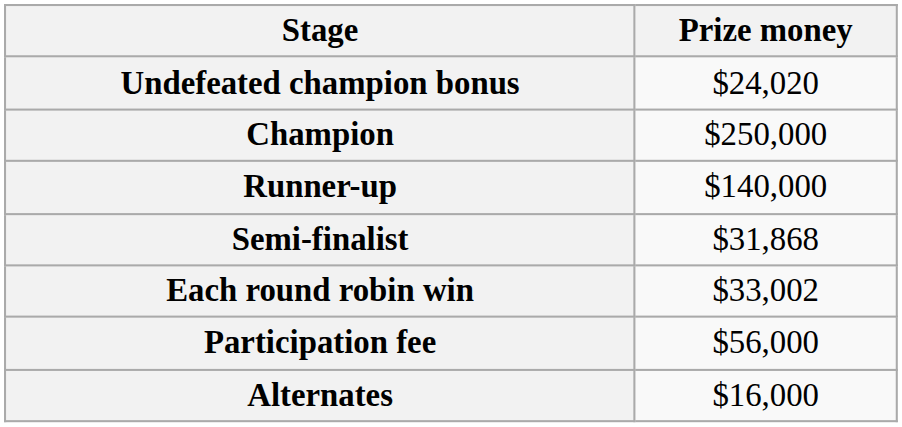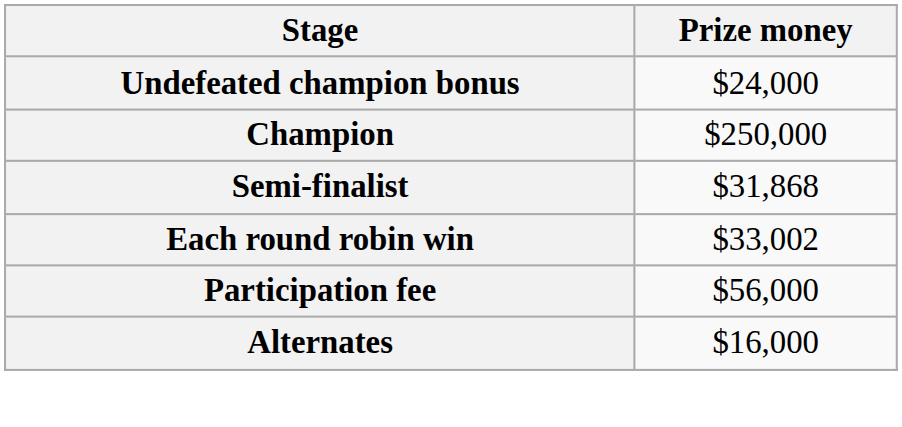(766, 82) $24,020 -> (766, 82) $24,000
- row: (320, 186)
